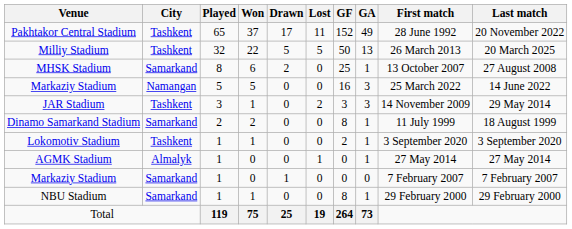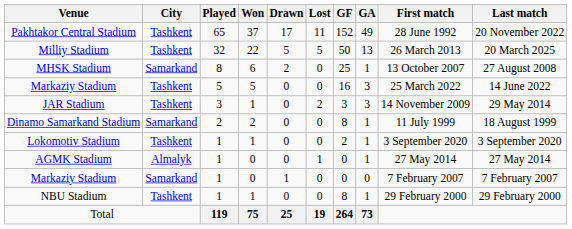(171, 86) Namangan -> (171, 86) Tashkent
(171, 196) Samarkand -> (171, 196) Tashkent
